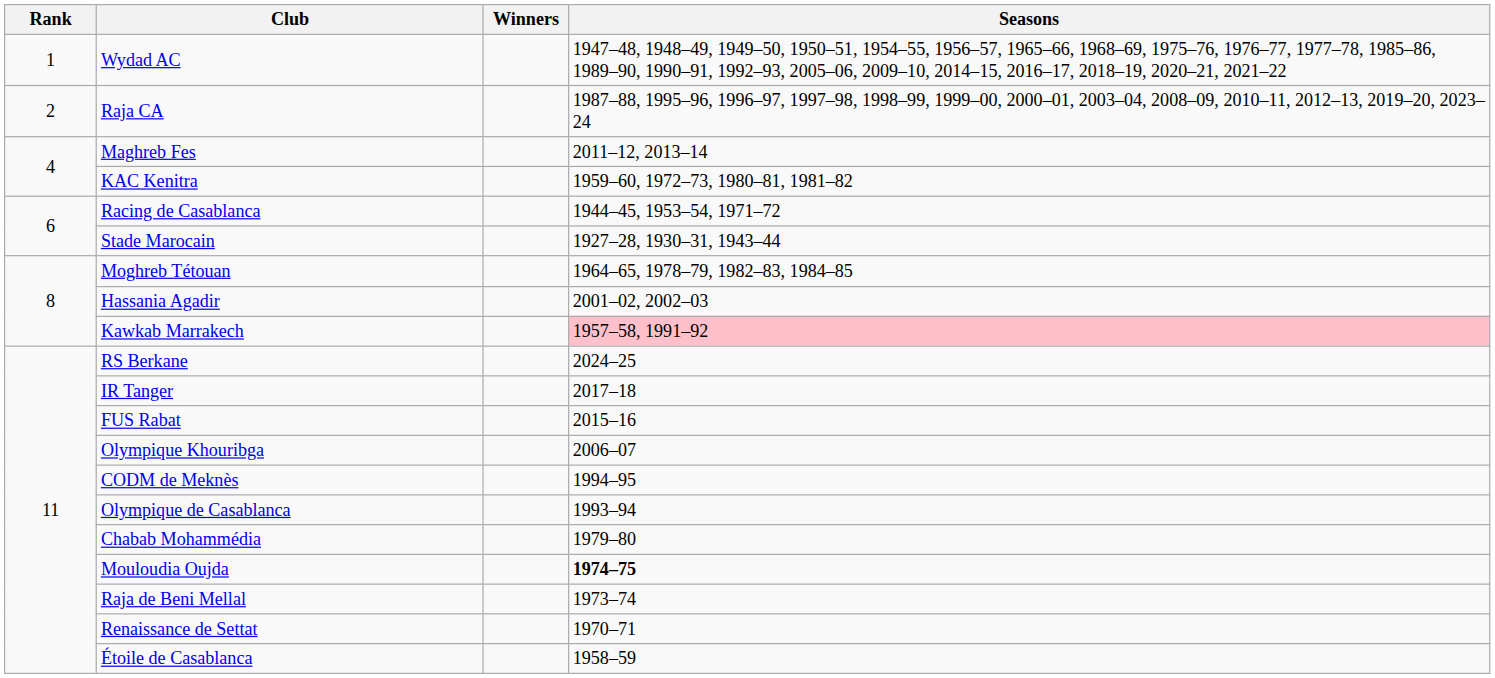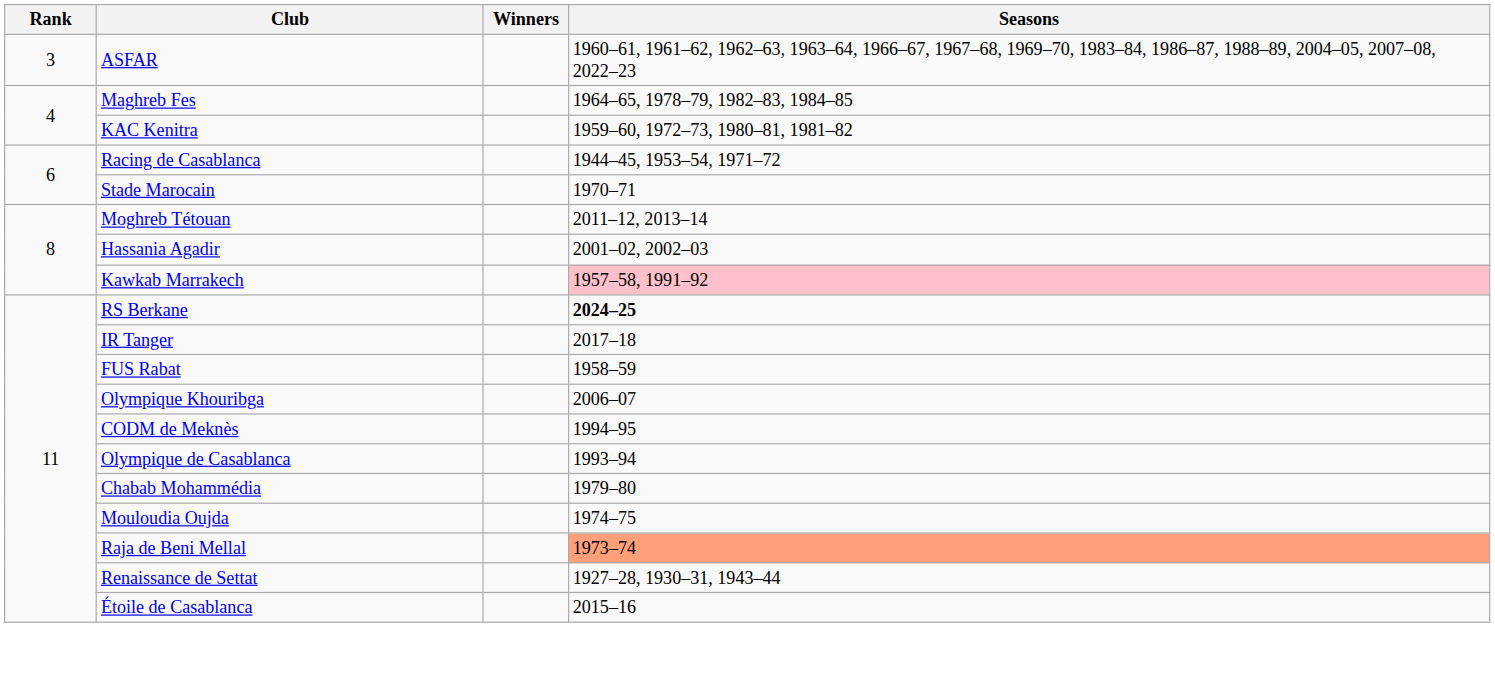- row: (141, 60)
- row: (132, 111)
+ row: (129, 60)
(640, 151) 2011–12, 2013–14 -> (713, 100) 1964–65, 1978–79, 1982–83, 1984–85
(677, 241) 1927–28, 1930–31, 1943–44 -> (604, 190) 1970–71
(713, 271) 1964–65, 1978–79, 1982–83, 1984–85 -> (640, 219) 2011–12, 2013–14
(604, 360) normal -> (604, 309) bold
(604, 420) 2015–16 -> (604, 369) 1958–59
(604, 569) bold -> (604, 518) normal
(604, 599) no background -> (604, 548) lightsalmon background
(604, 629) 1970–71 -> (677, 577) 1927–28, 1930–31, 1943–44
(604, 658) 1958–59 -> (604, 607) 2015–16
